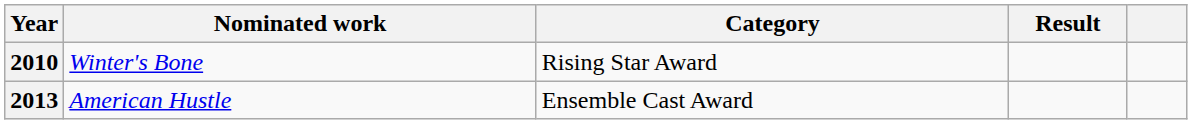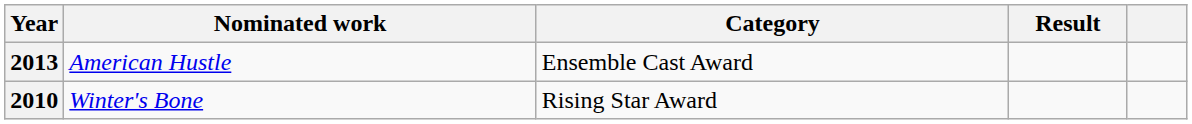rows swapped: (34, 61) <-> (34, 99)
